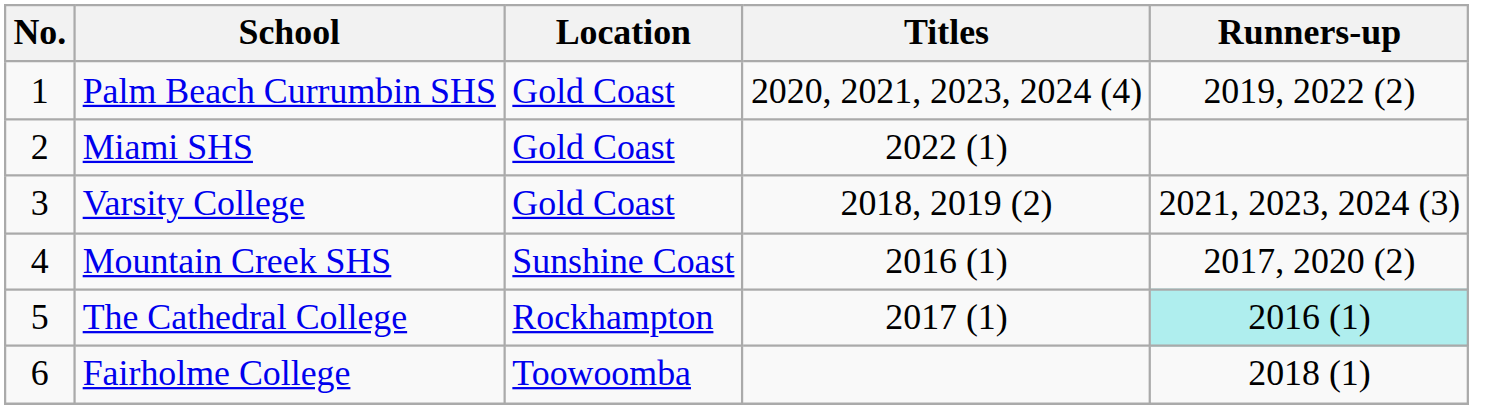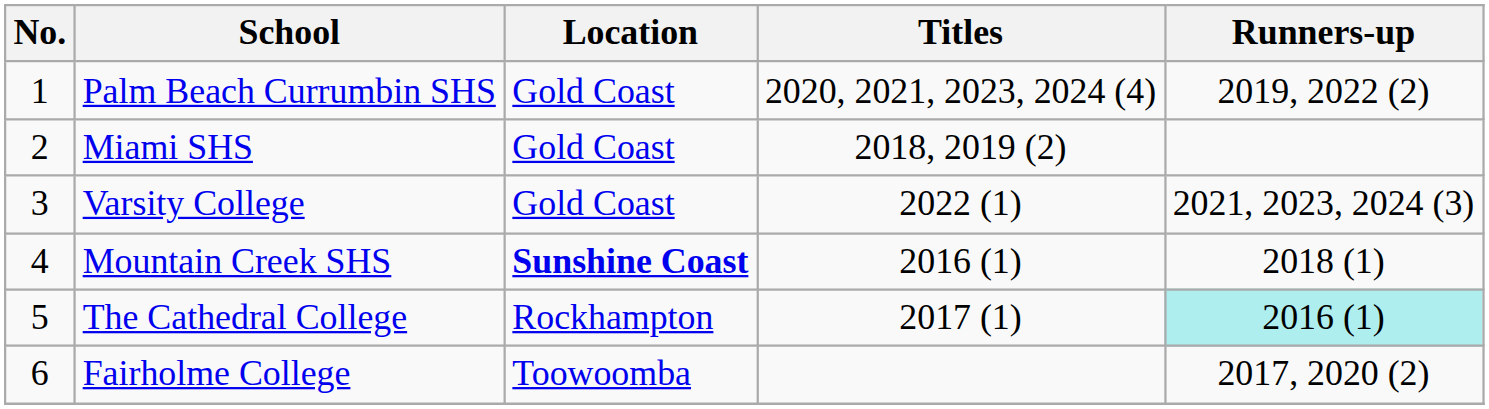(947, 146) 2022 (1) -> (961, 146) 2018, 2019 (2)
(947, 203) 2018, 2019 (2) -> (961, 203) 2022 (1)
(623, 260) normal -> (630, 260) bold
(1309, 260) 2017, 2020 (2) -> (1323, 260) 2018 (1)
(1309, 373) 2018 (1) -> (1323, 373) 2017, 2020 (2)
